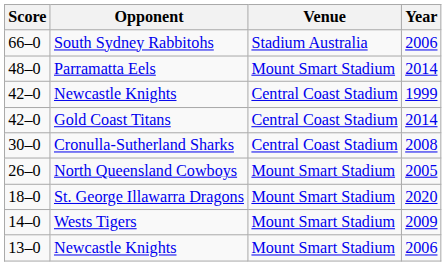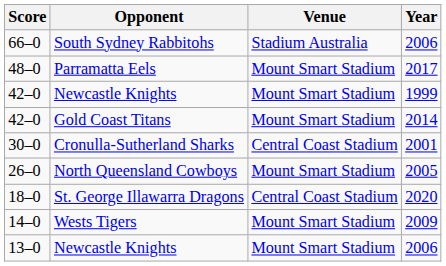(421, 68) 2014 -> (421, 68) 2017
(325, 94) Central Coast Stadium -> (323, 94) Mount Smart Stadium
(325, 119) Central Coast Stadium -> (323, 119) Mount Smart Stadium
(421, 145) 2008 -> (421, 145) 2001
(323, 196) Mount Smart Stadium -> (325, 196) Central Coast Stadium
